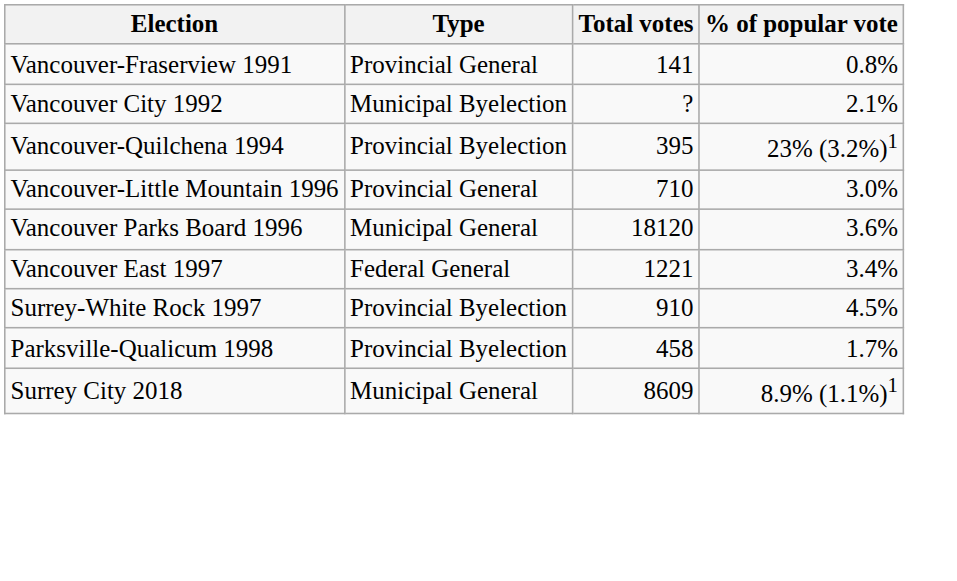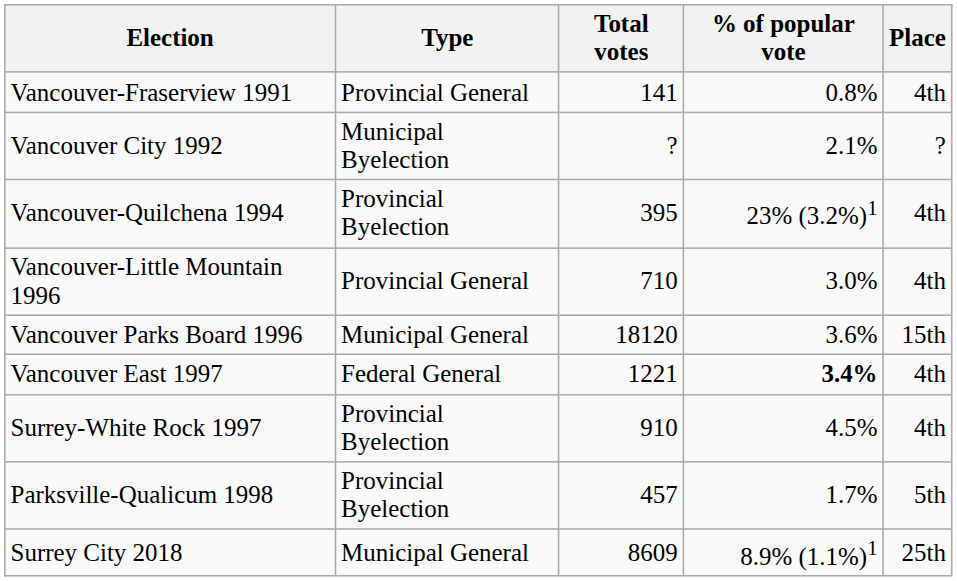+ column: (918, 38)
(872, 268) normal -> (849, 374) bold
(675, 347) 458 -> (659, 495) 457
